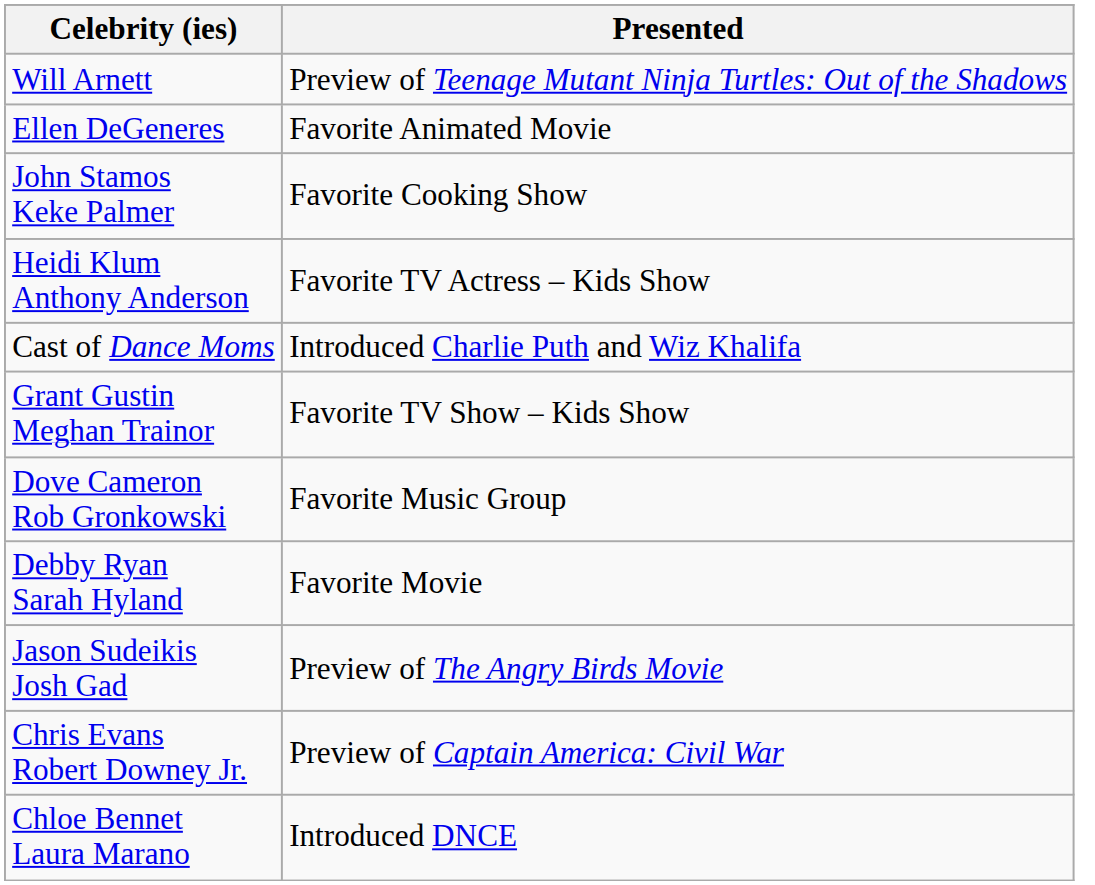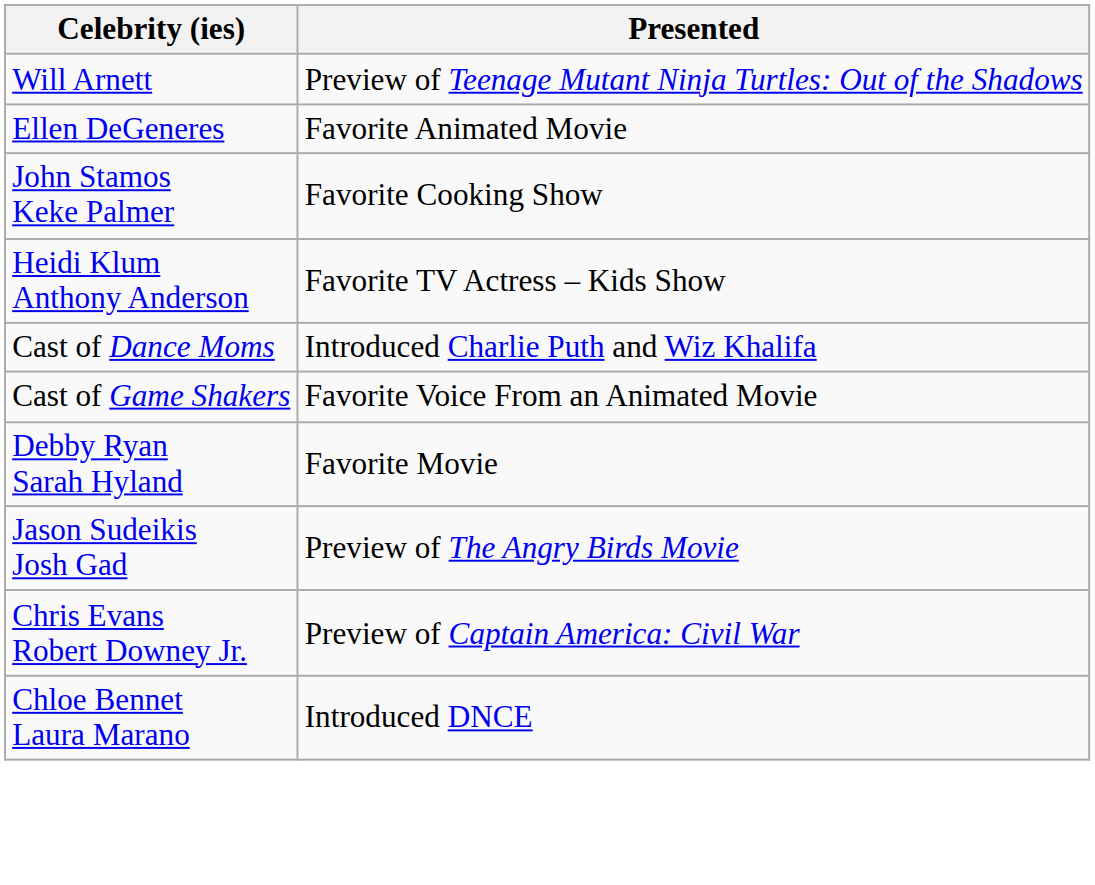- row: (113, 413)
+ row: (151, 396)
- row: (119, 498)
